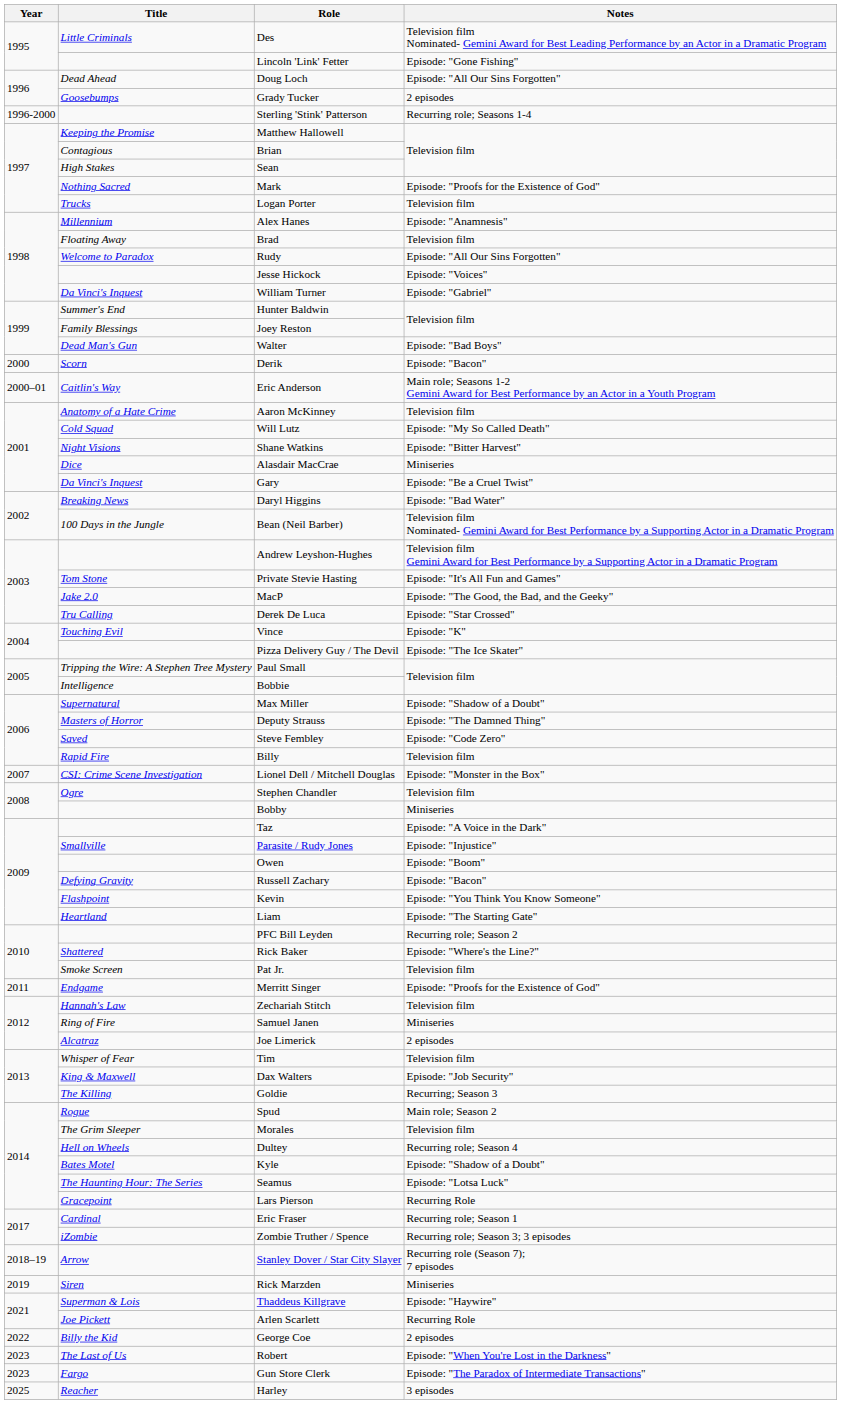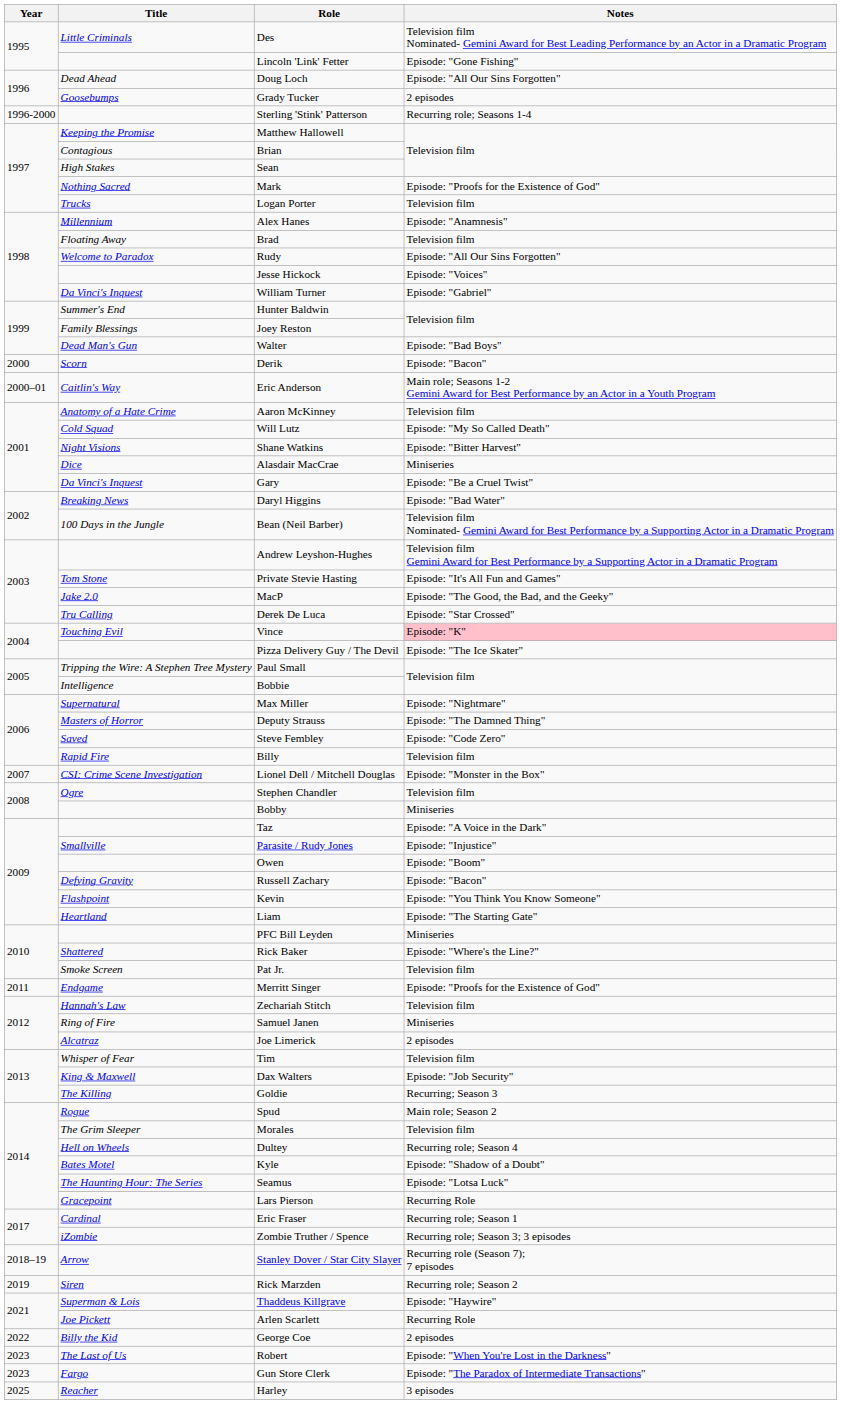(436, 632) no background -> (436, 632) pink background
(476, 703) Episode: "Shadow of a Doubt" -> (456, 703) Episode: "Nightmare"
(462, 934) Recurring role; Season 2 -> (430, 934) Miniseries
(430, 1284) Miniseries -> (462, 1284) Recurring role; Season 2
